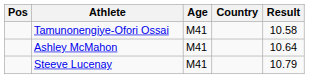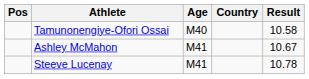(197, 30) M41 -> (197, 30) M40
(283, 47) 10.64 -> (283, 47) 10.67
(283, 64) 10.79 -> (283, 64) 10.78
